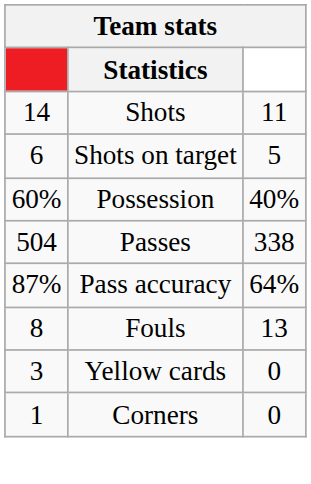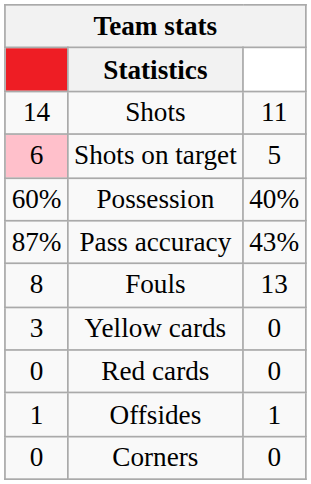(37, 155) no background -> (37, 155) pink background
- row: (155, 241)
(274, 284) 64% -> (274, 241) 43%
+ row: (155, 371)
+ row: (155, 414)
(37, 414) 1 -> (37, 457) 0
